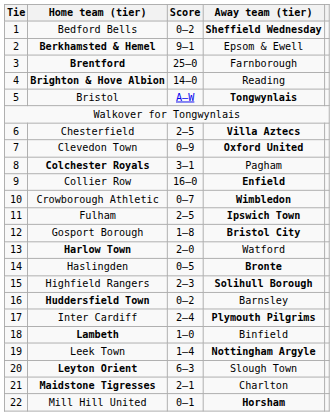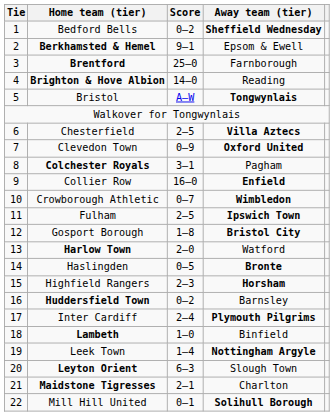(264, 284) Solihull Borough -> (264, 284) Horsham
(264, 402) Horsham -> (264, 402) Solihull Borough
